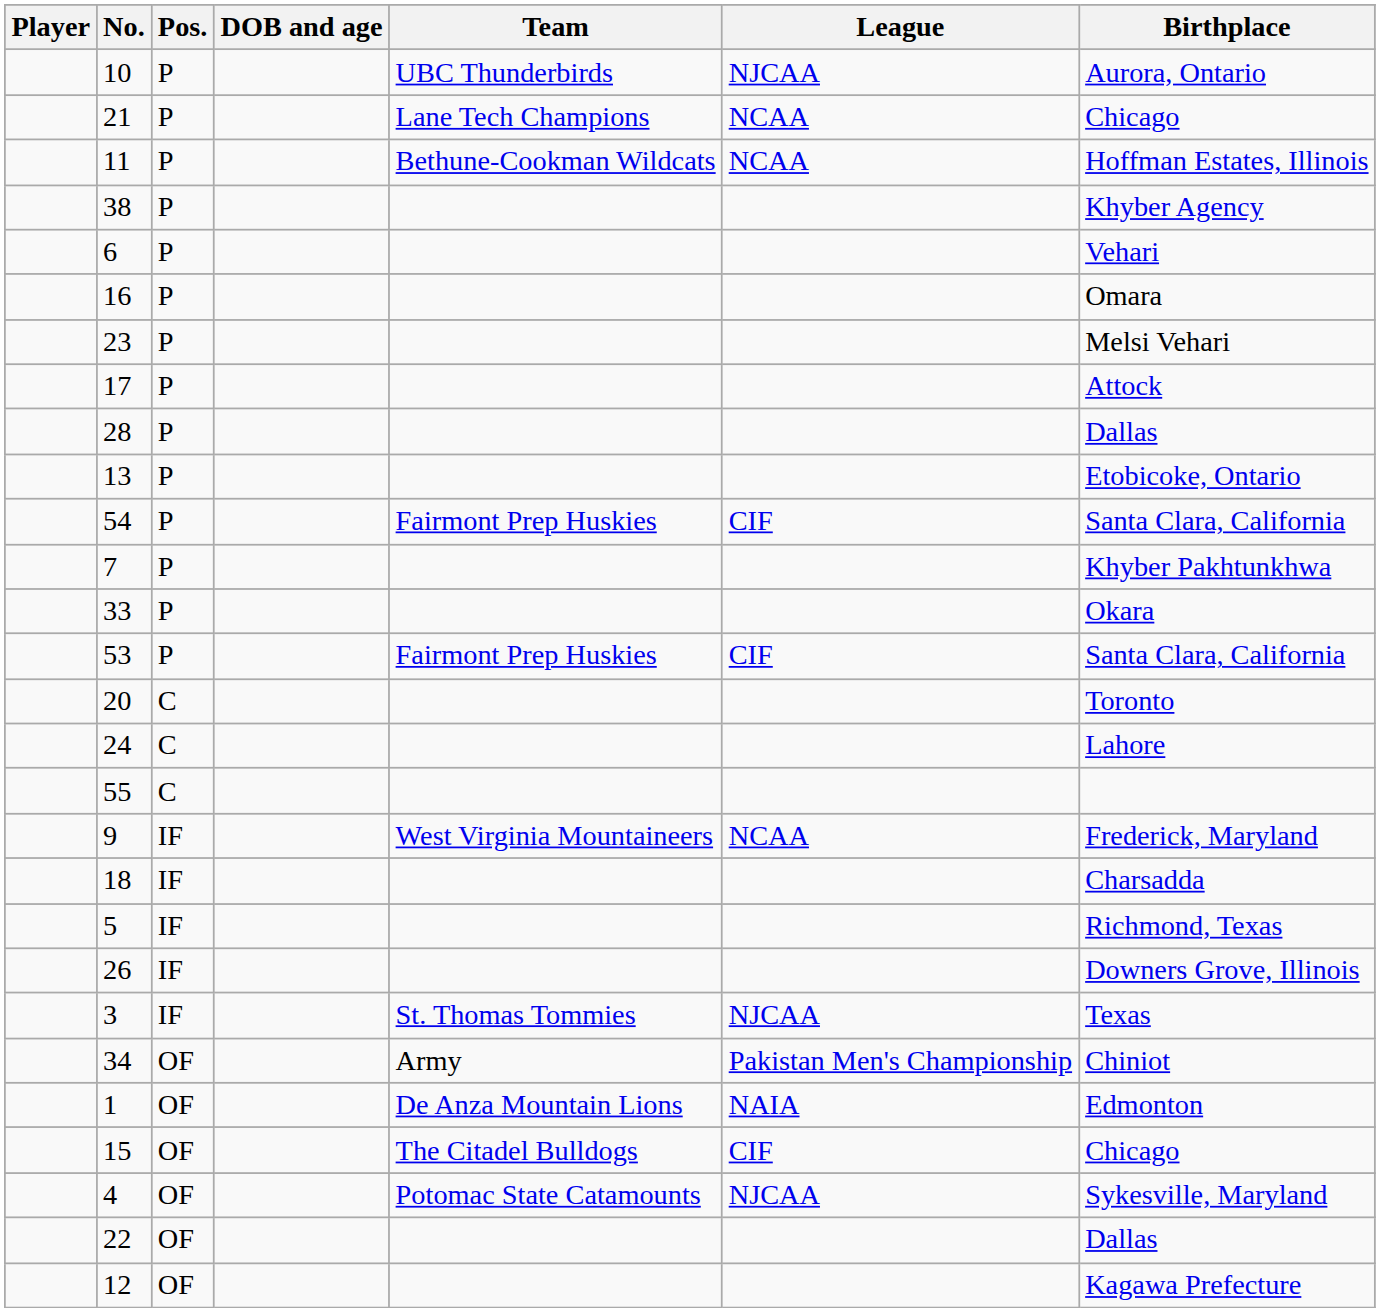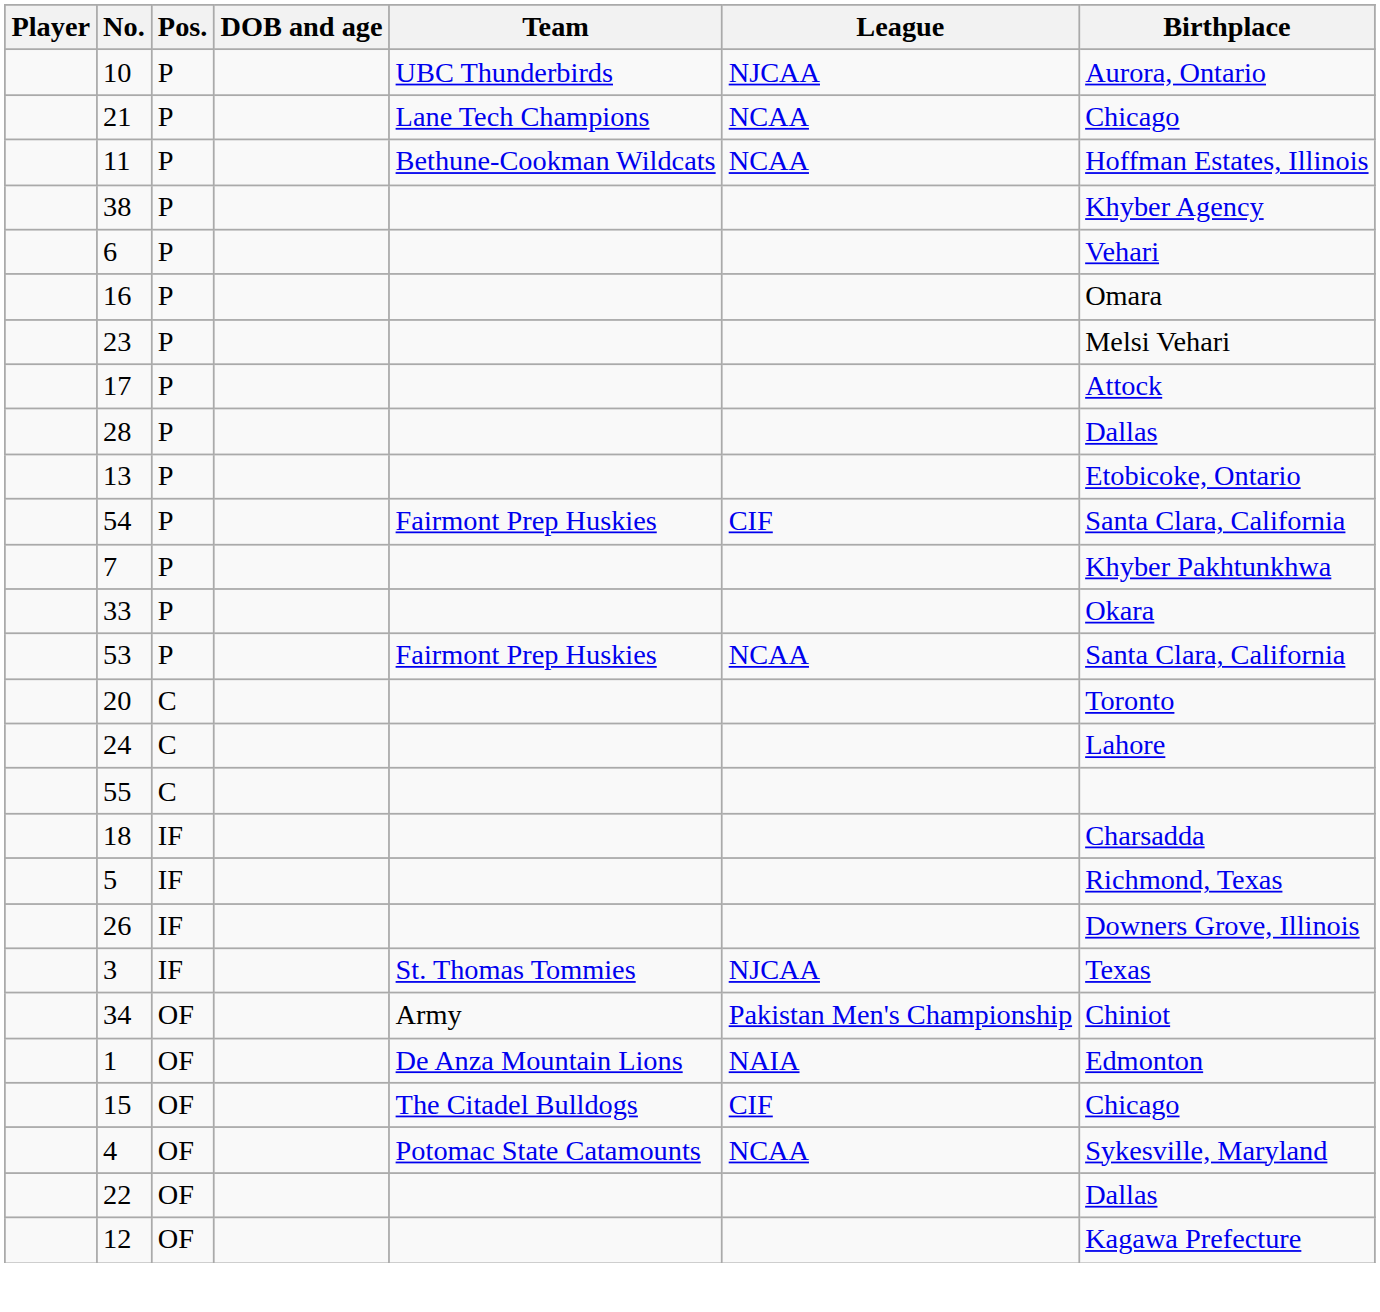(751, 655) CIF -> (769, 655) NCAA
- row: (110, 835)
(774, 1194) NJCAA -> (769, 1149) NCAA
